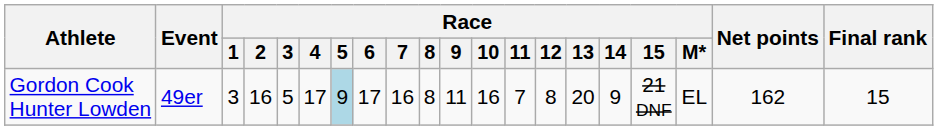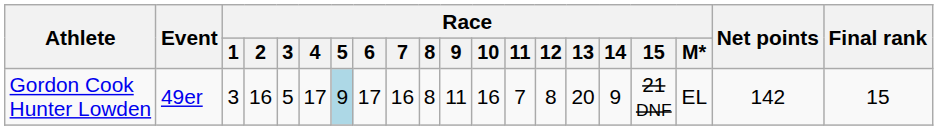(768, 97) 162 -> (768, 97) 142
